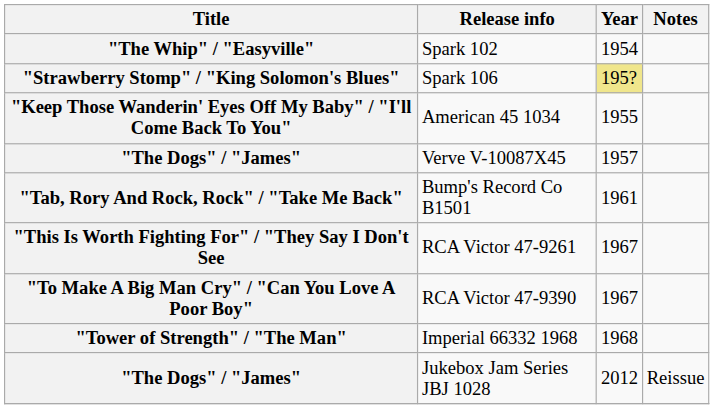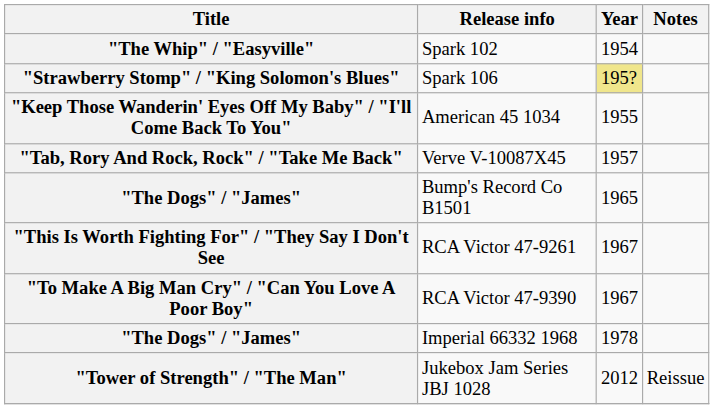(211, 157) "The Dogs" / "James" -> (211, 157) "Tab, Rory And Rock, Rock" / "Take Me Back"
(211, 197) "Tab, Rory And Rock, Rock" / "Take Me Back" -> (211, 197) "The Dogs" / "James"
(620, 197) 1961 -> (620, 197) 1965
(211, 338) "Tower of Strength" / "The Man" -> (211, 338) "The Dogs" / "James"
(620, 338) 1968 -> (620, 338) 1978
(211, 378) "The Dogs" / "James" -> (211, 378) "Tower of Strength" / "The Man"
